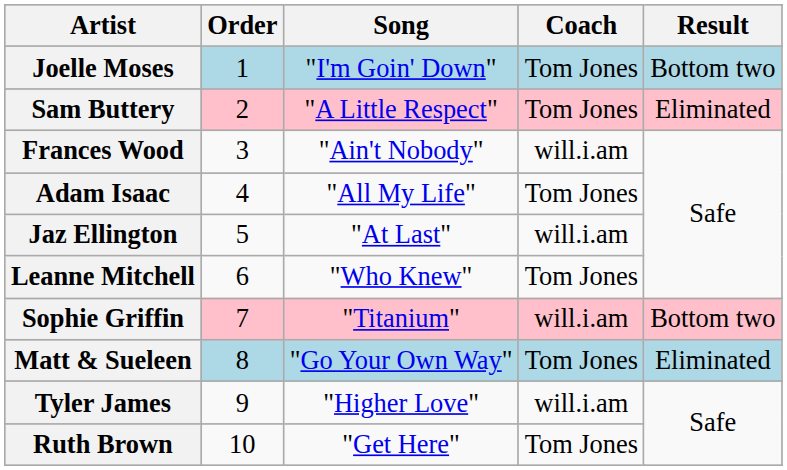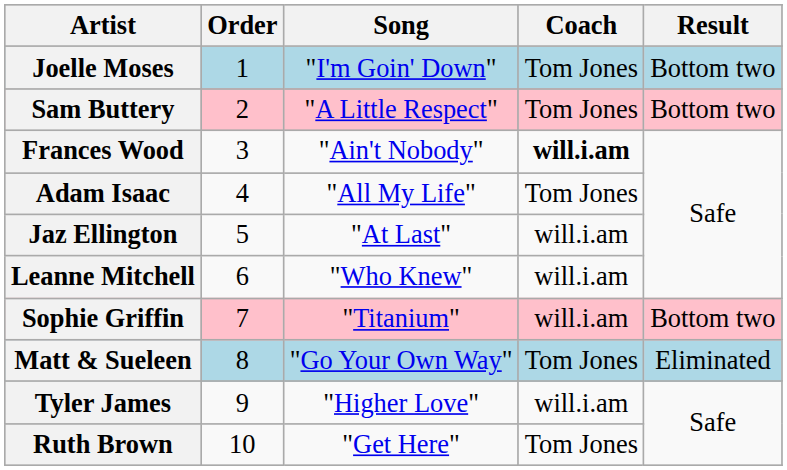(713, 109) Eliminated -> (713, 109) Bottom two
(581, 151) normal -> (581, 151) bold
(581, 276) Tom Jones -> (581, 276) will.i.am
